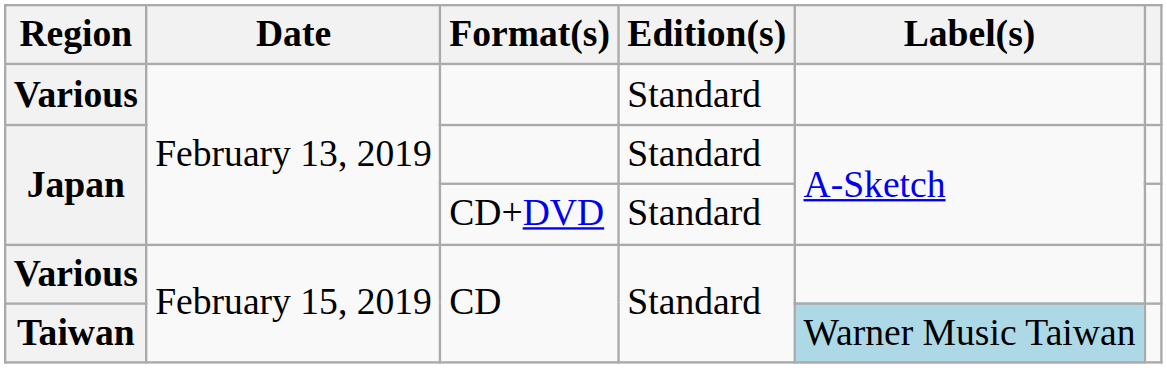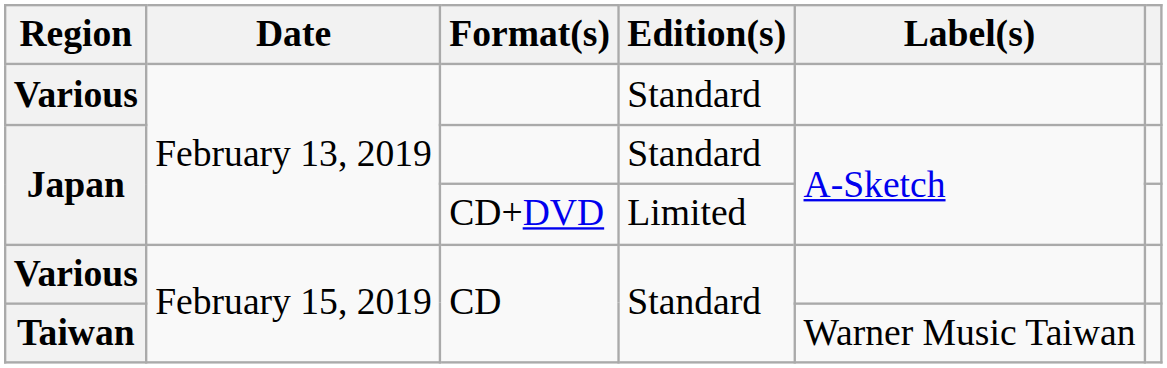(694, 213) Standard -> (687, 213) Limited
(969, 332) lightblue background -> (969, 332) no background
